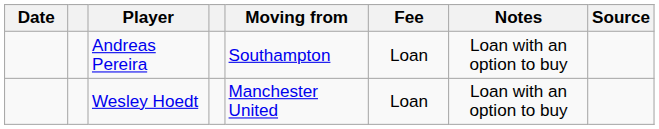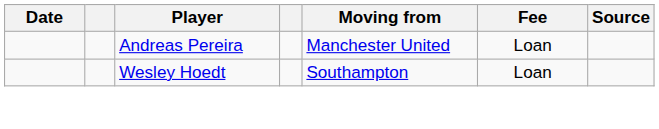- column: (519, 18)
(279, 54) Southampton -> (378, 45) Manchester United
(273, 101) Manchester United -> (357, 72) Southampton
